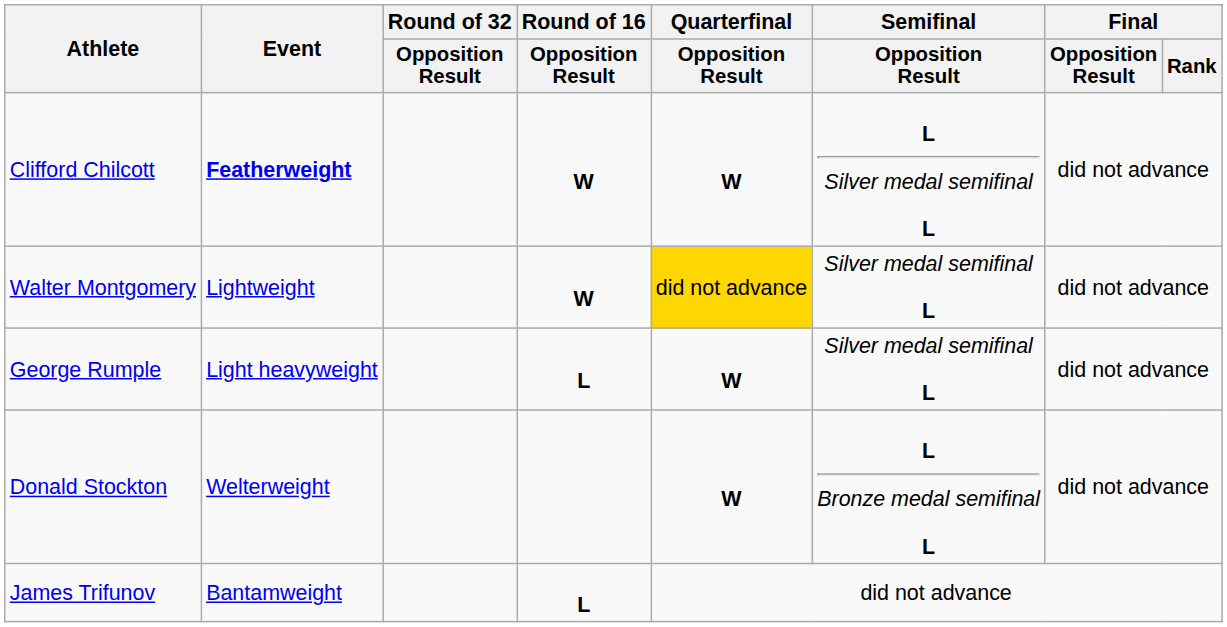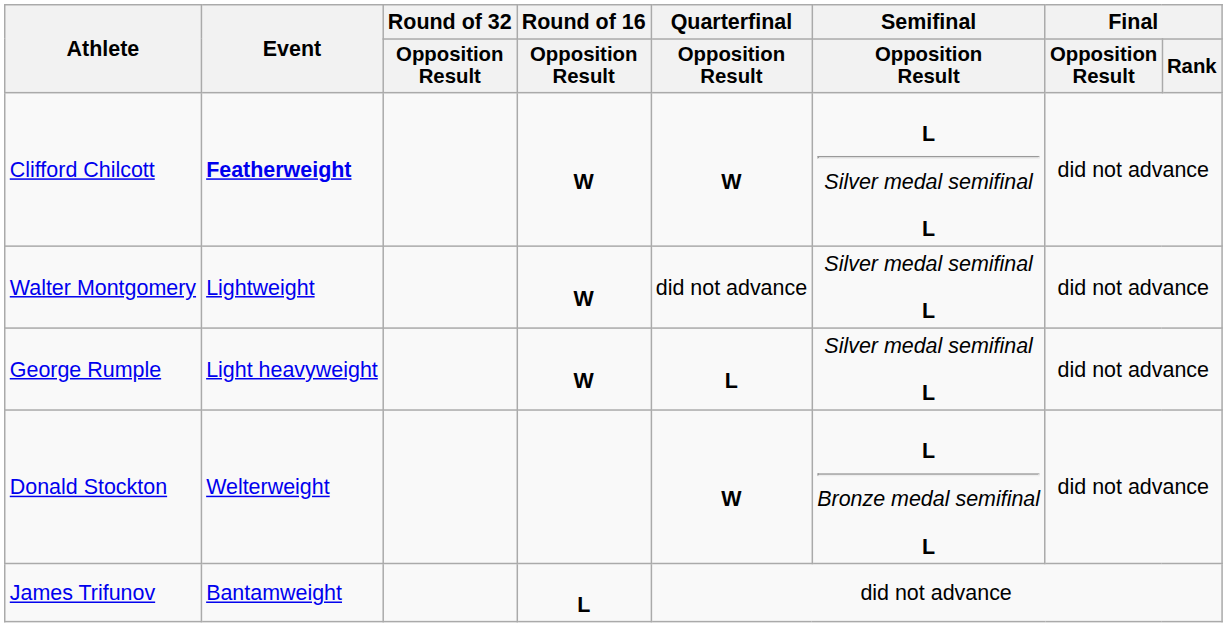(731, 288) gold background -> (731, 288) no background
(584, 381) L -> (584, 381) W
(731, 381) W -> (731, 381) L
